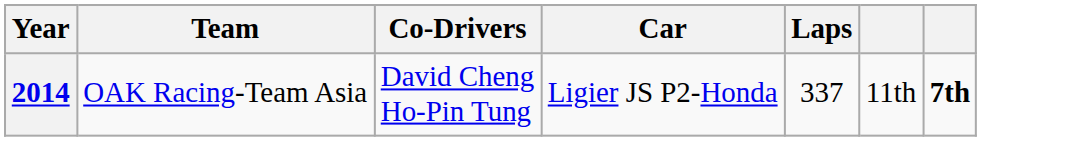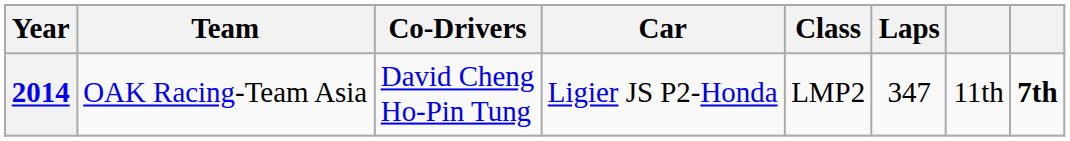+ column: (828, 28)
(822, 93) 337 -> (909, 93) 347
